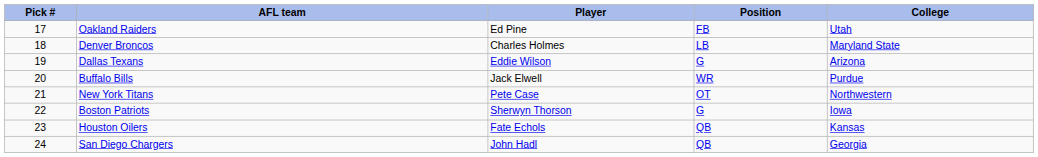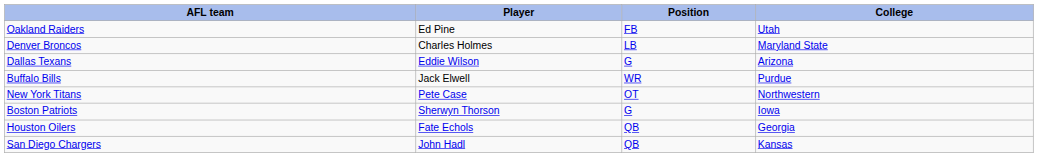- column: (40, 12)
(847, 128) Kansas -> (776, 128) Georgia
(848, 144) Georgia -> (775, 144) Kansas
